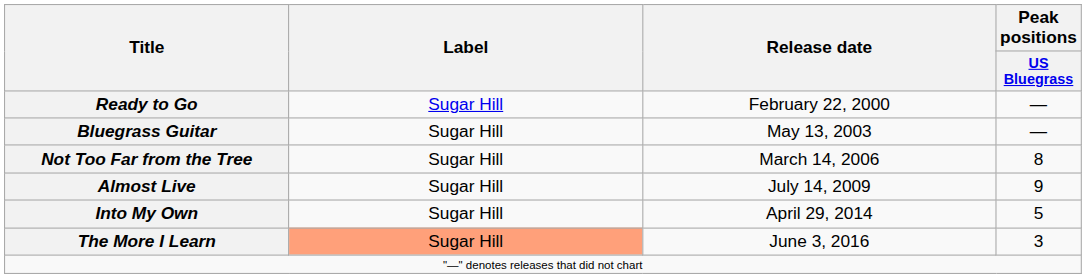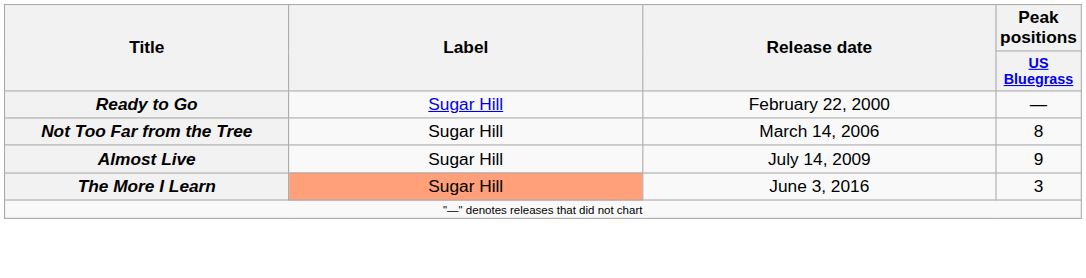- row: (147, 131)
- row: (147, 213)
